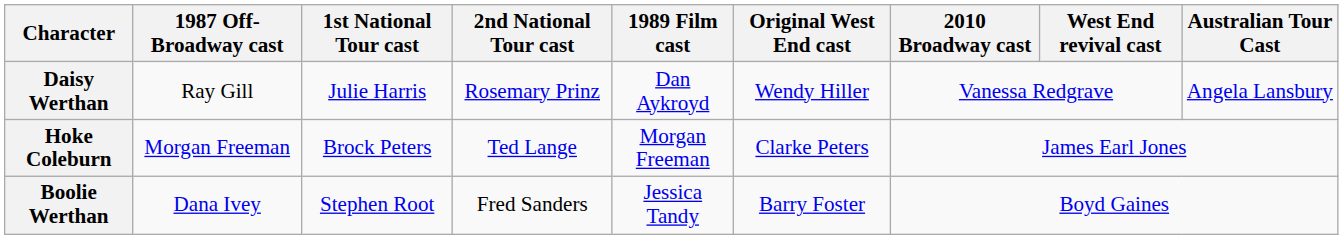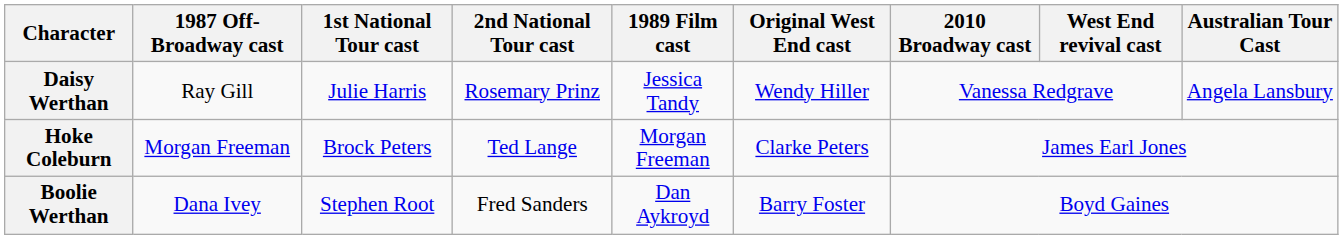(673, 90) Dan Aykroyd -> (673, 90) Jessica Tandy
(673, 204) Jessica Tandy -> (673, 204) Dan Aykroyd
